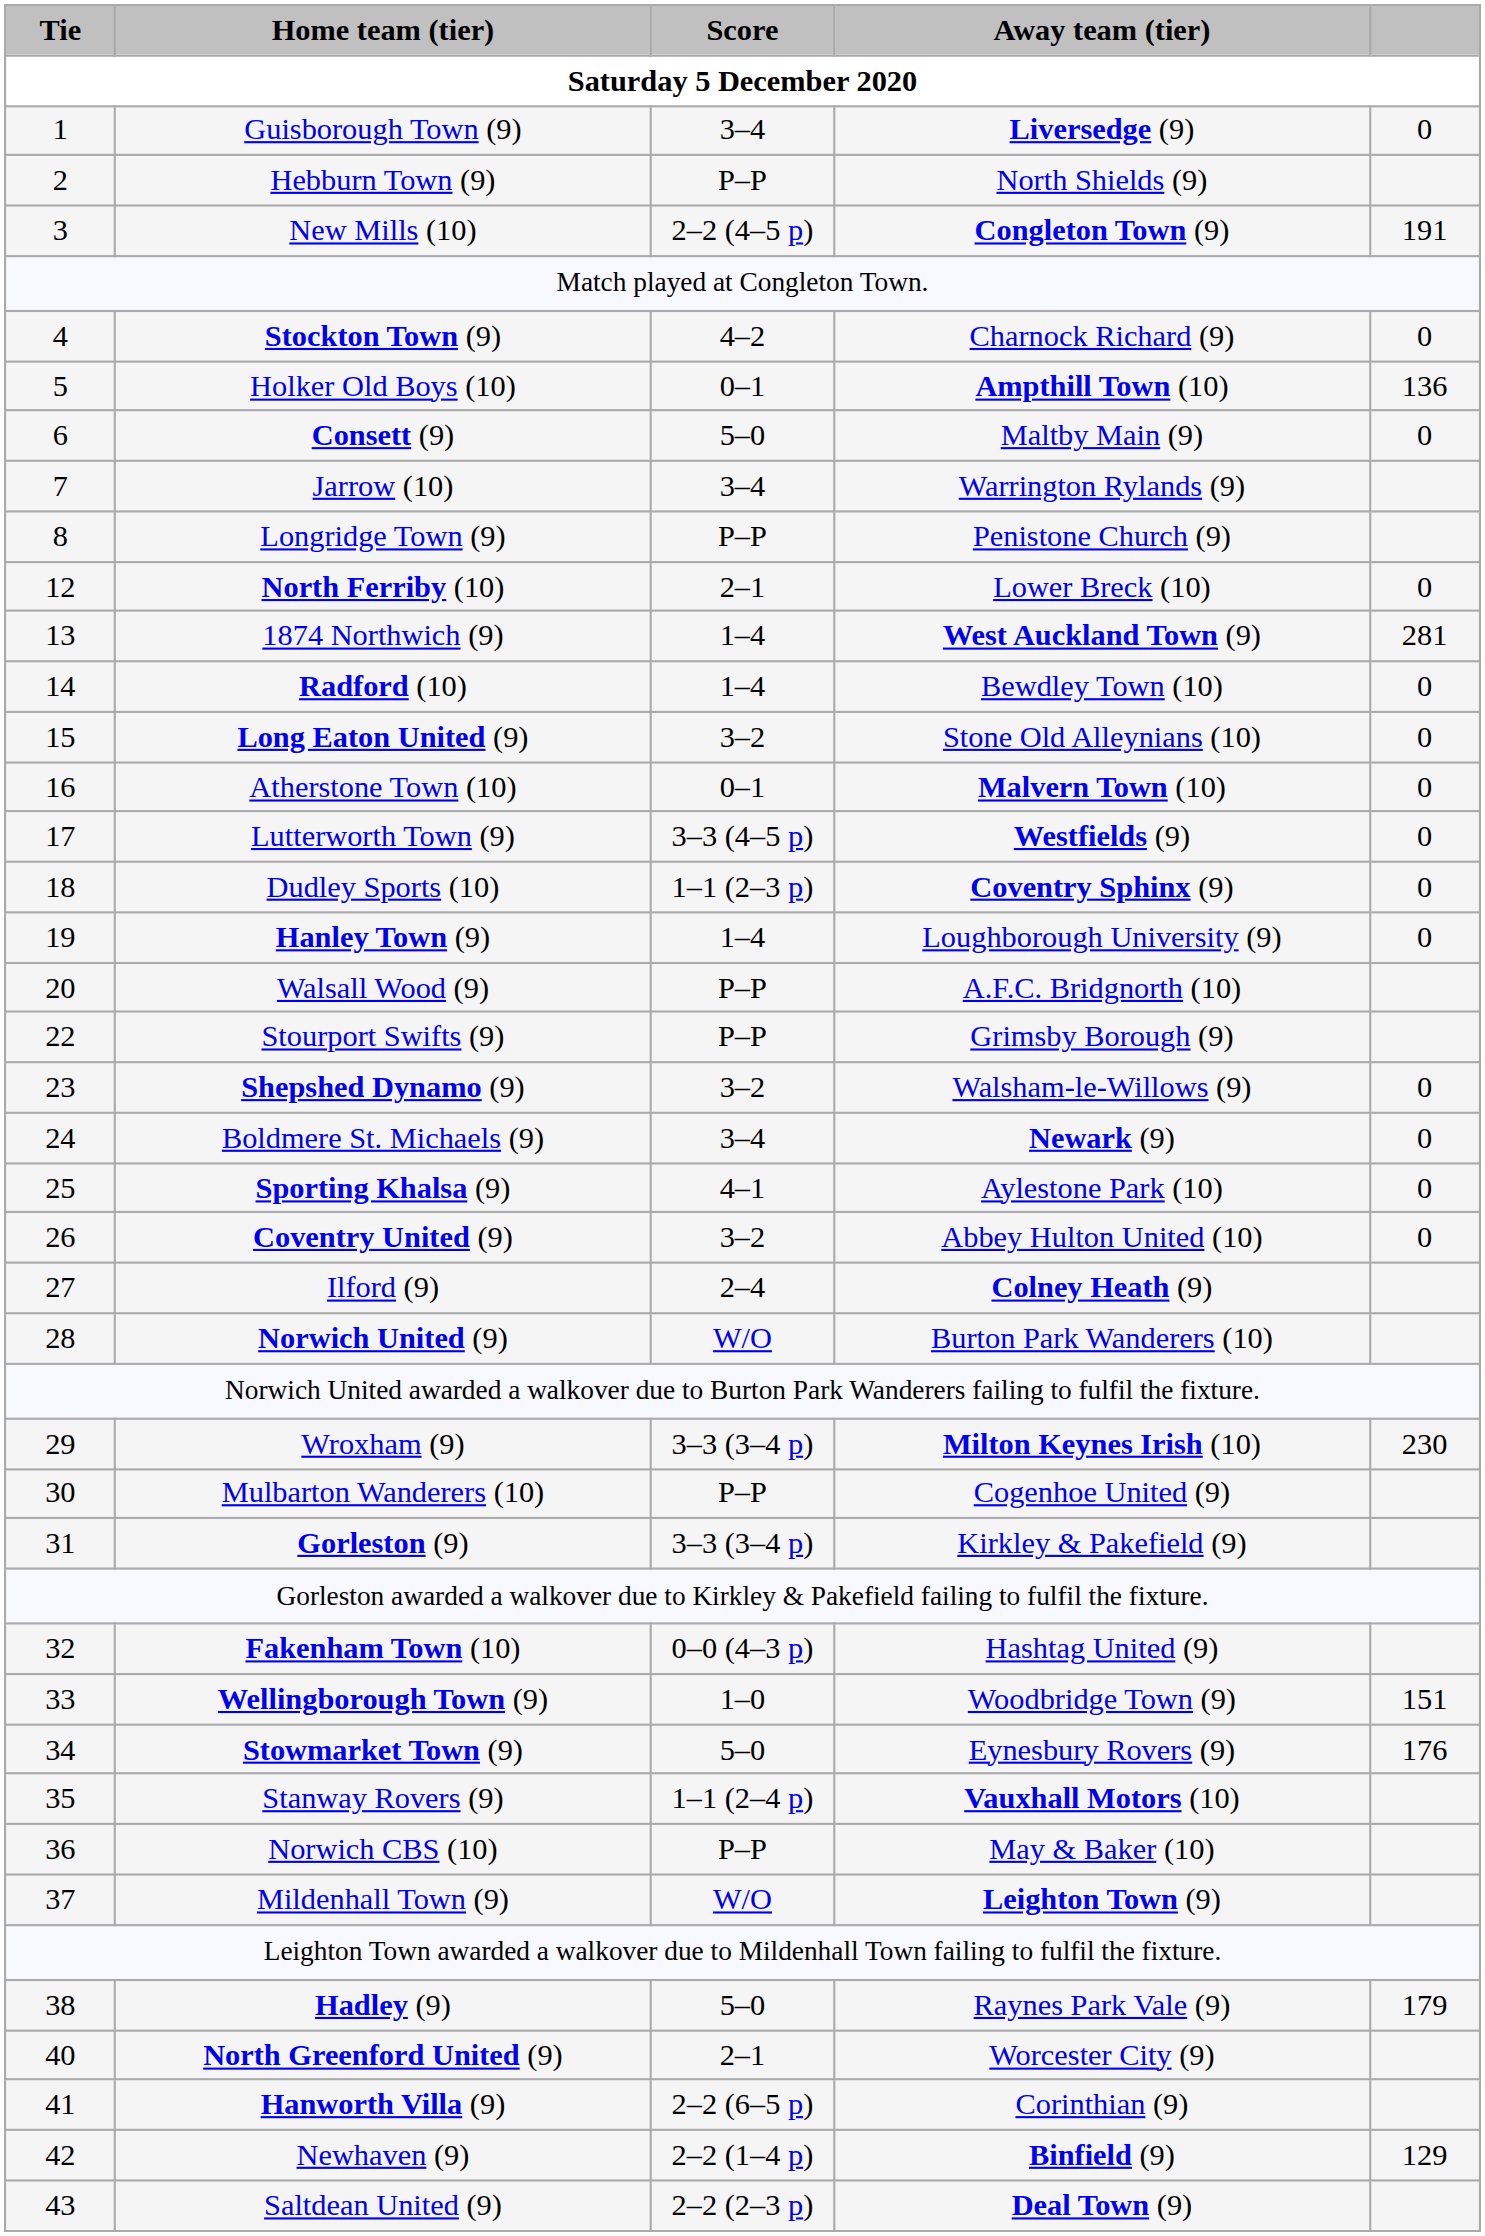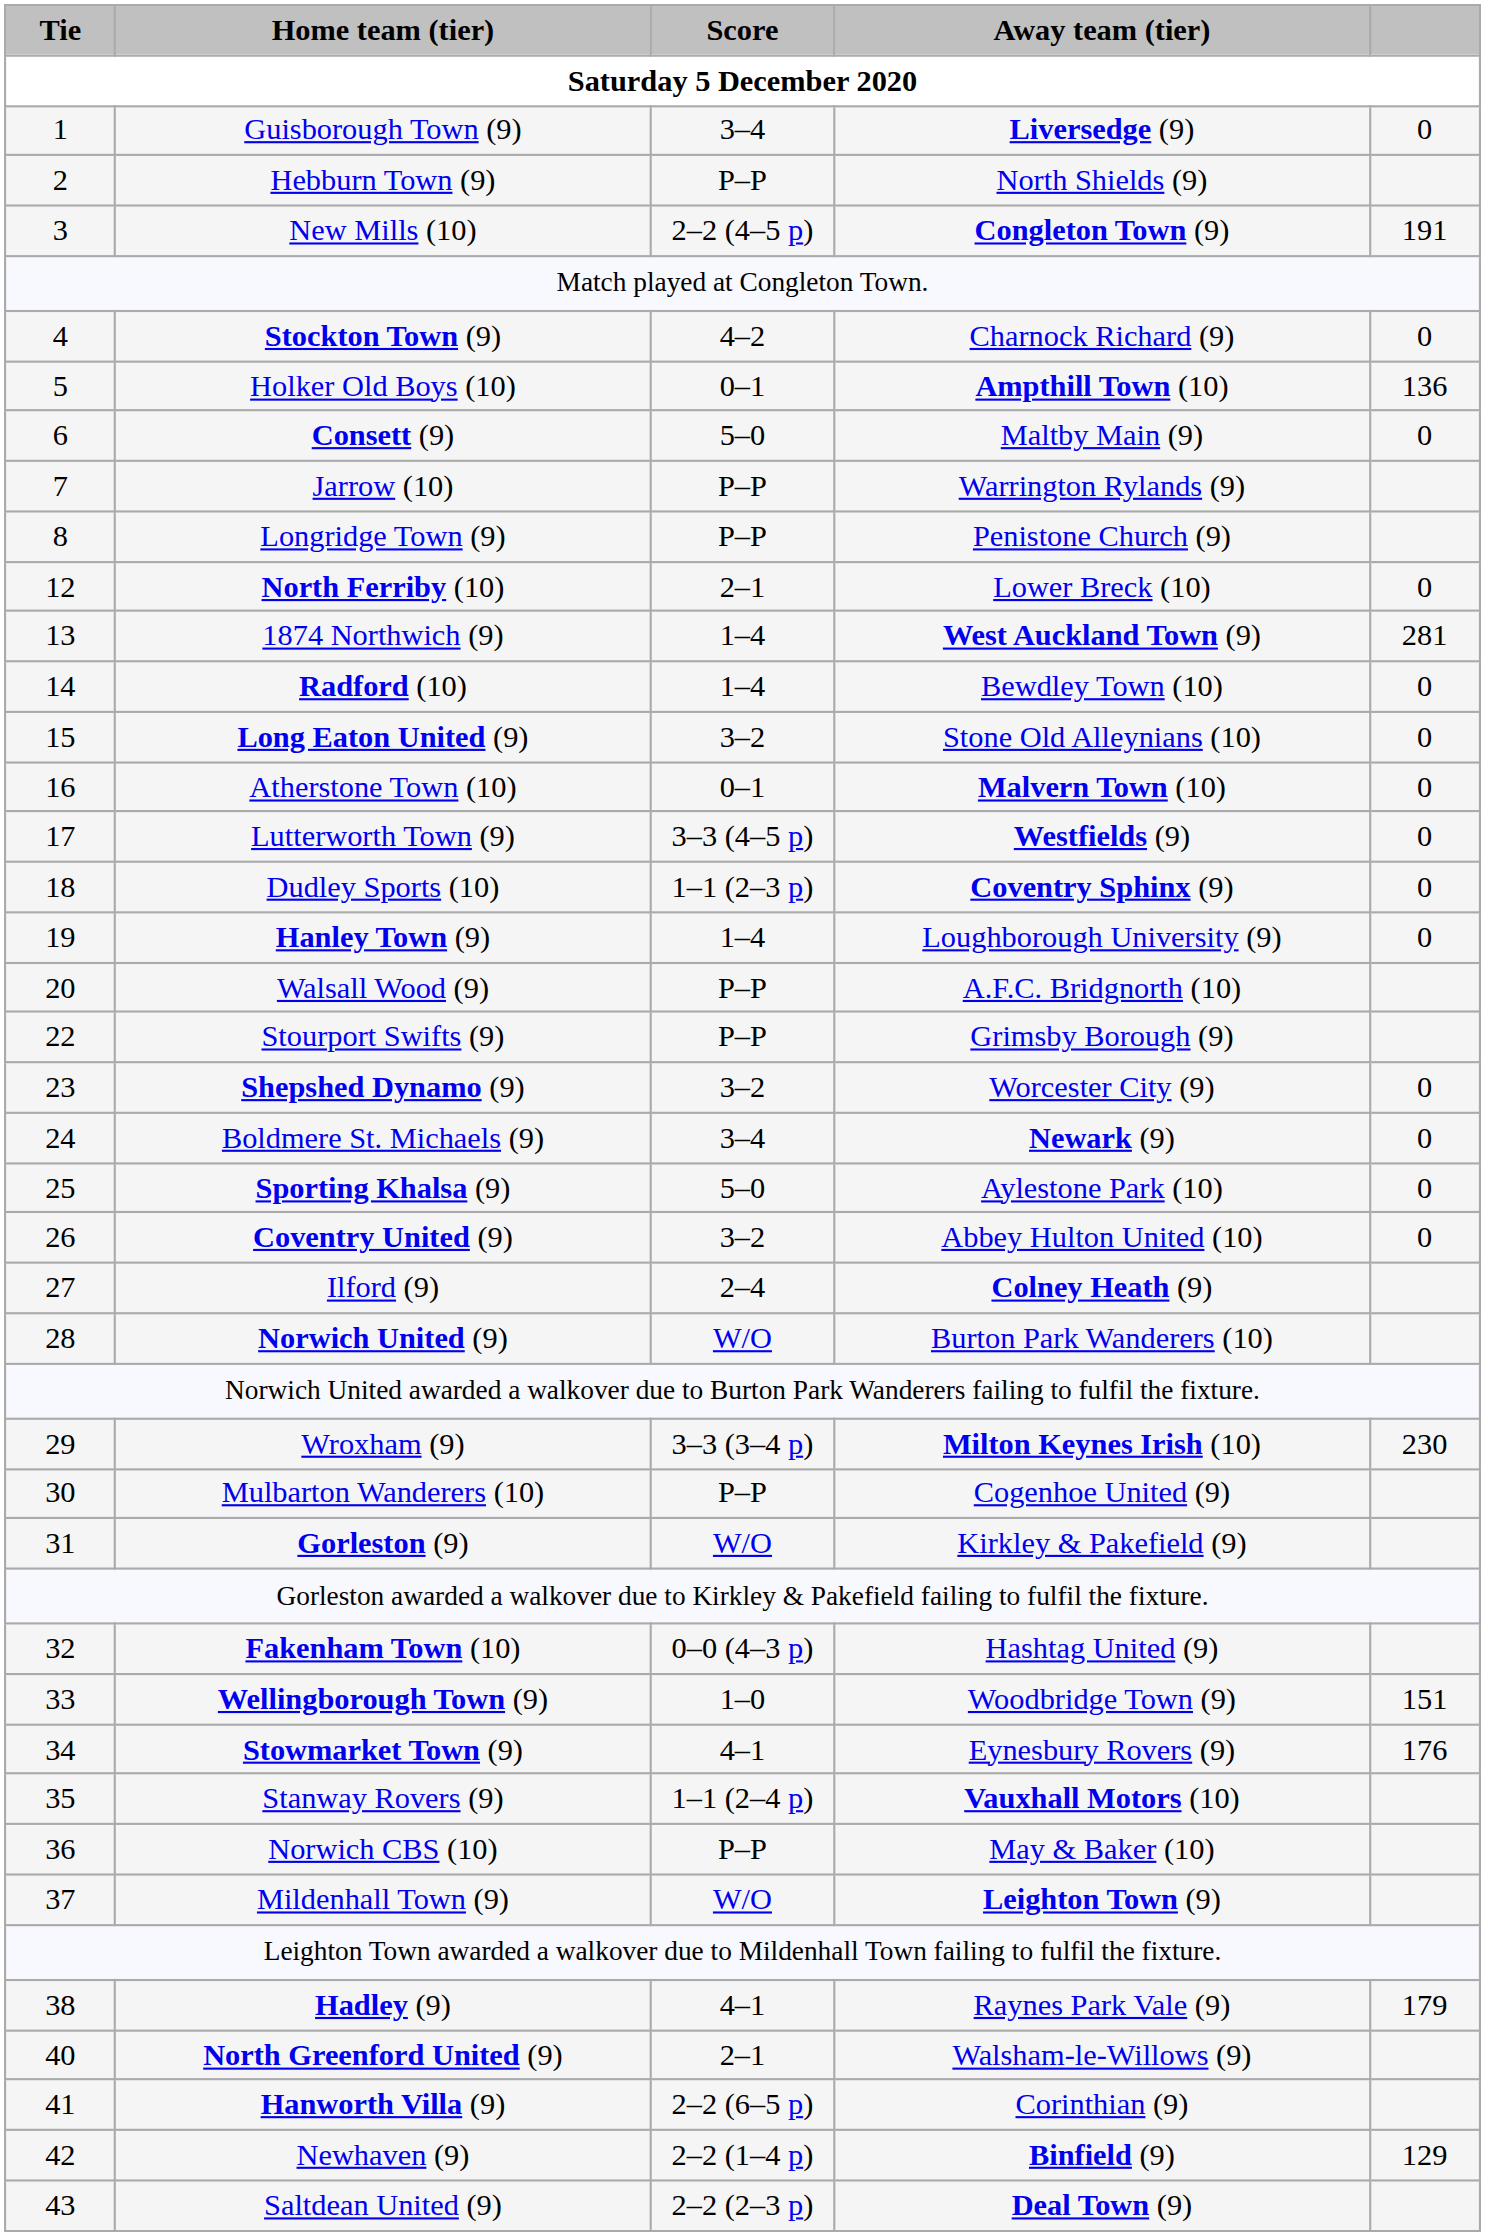(742, 486) 3–4 -> (742, 486) P–P
(1102, 1087) Walsham-le-Willows (9) -> (1102, 1087) Worcester City (9)
(742, 1187) 4–1 -> (742, 1187) 5–0
(742, 1543) 3–3 (3–4 p) -> (742, 1543) W/O
(742, 1749) 5–0 -> (742, 1749) 4–1
(742, 2004) 5–0 -> (742, 2004) 4–1
(1102, 2054) Worcester City (9) -> (1102, 2054) Walsham-le-Willows (9)
